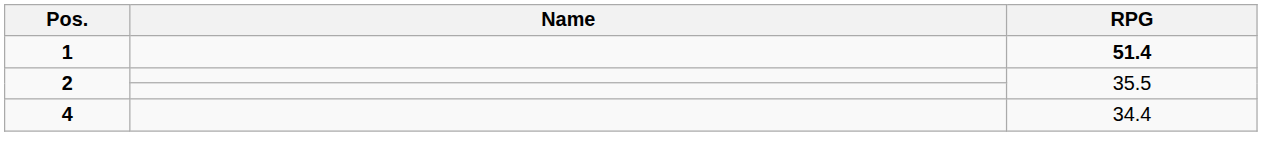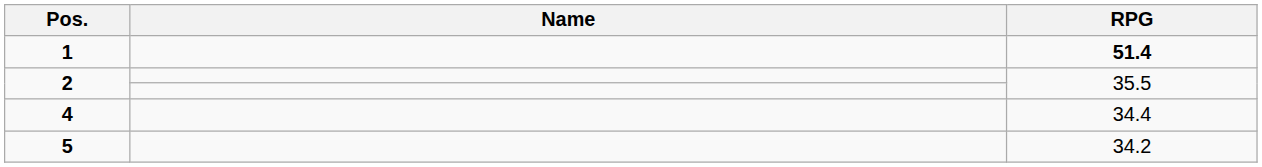+ row: (67, 146)
